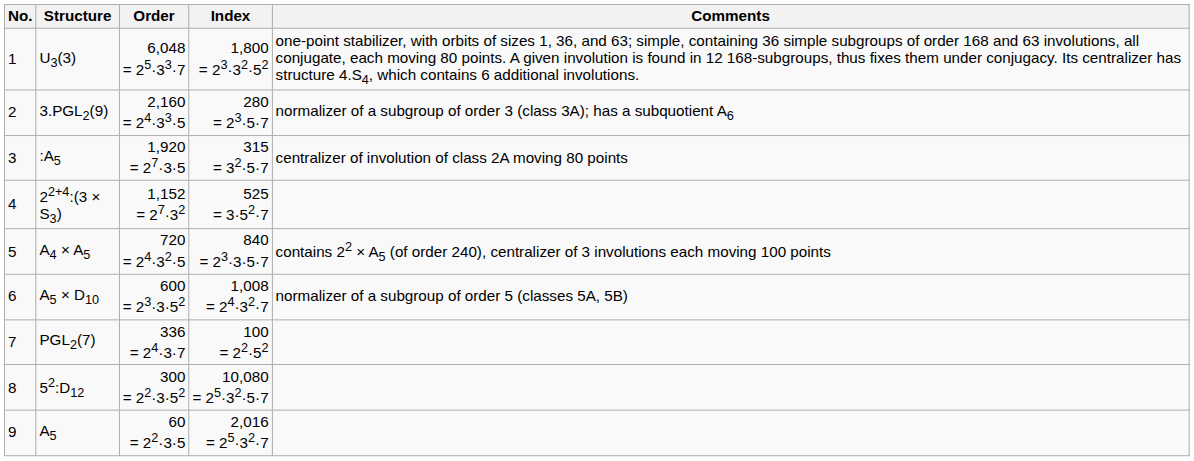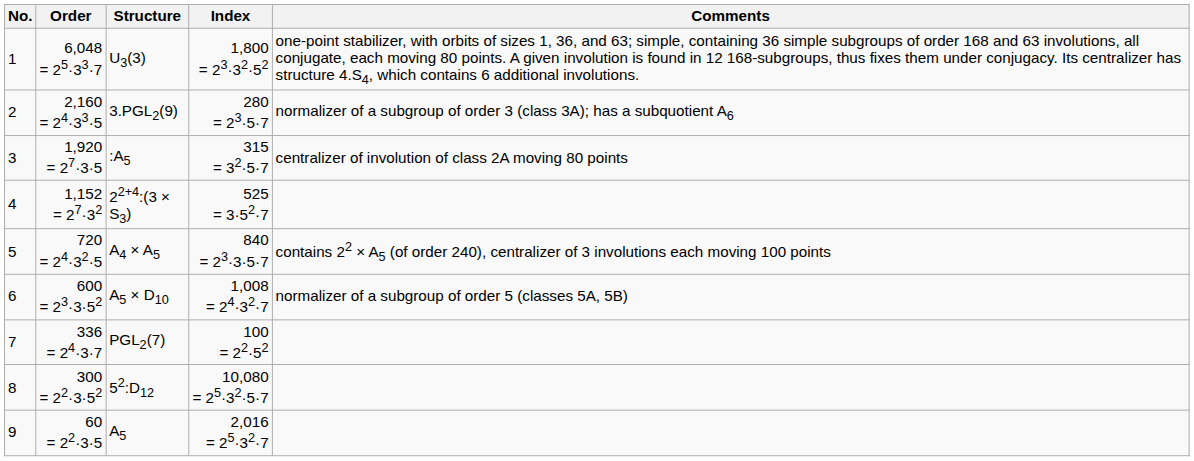columns swapped: (78, 16) <-> (154, 16)
